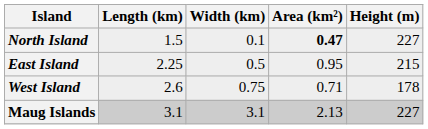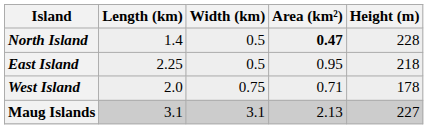(173, 40) 1.5 -> (173, 40) 1.4
(256, 40) 0.1 -> (256, 40) 0.5
(408, 40) 227 -> (408, 40) 228
(408, 64) 215 -> (408, 64) 218
(173, 87) 2.6 -> (173, 87) 2.0
